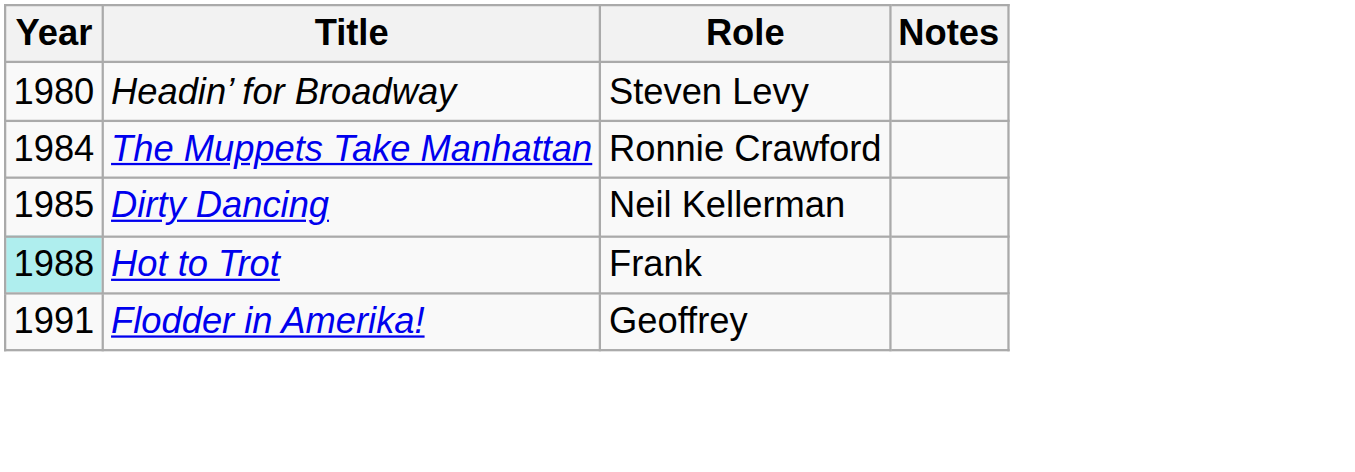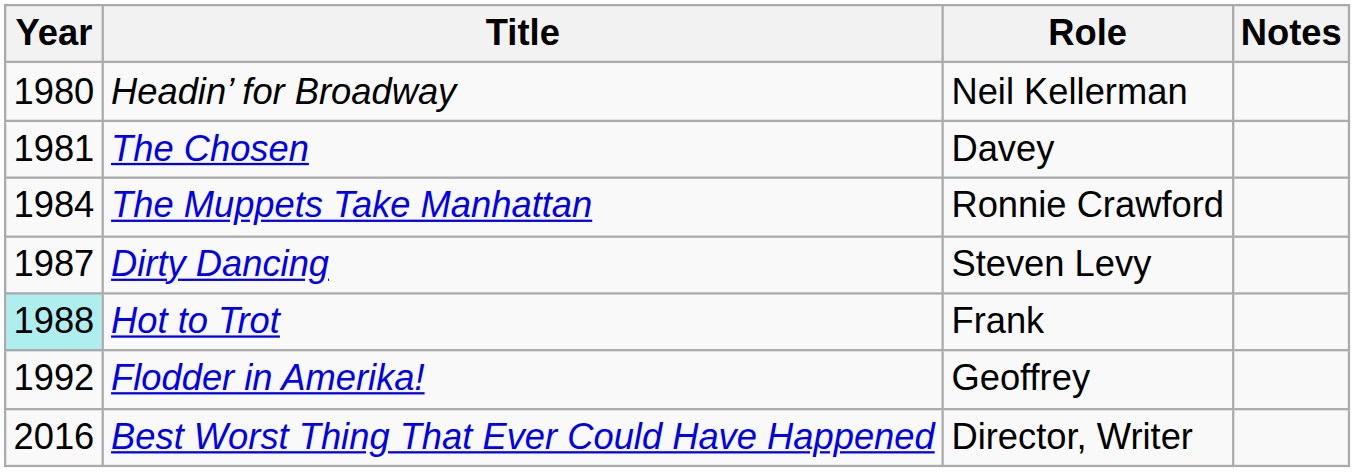(709, 90) Steven Levy -> (1070, 90) Neil Kellerman
+ row: (210, 148)
(54, 206) 1985 -> (54, 263) 1987
(727, 206) Neil Kellerman -> (1051, 263) Steven Levy
(54, 321) 1991 -> (54, 378) 1992
+ row: (523, 436)
